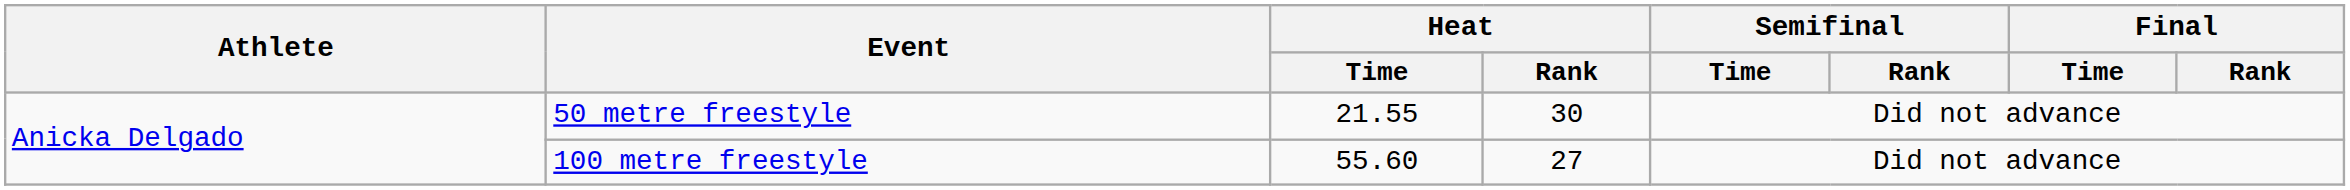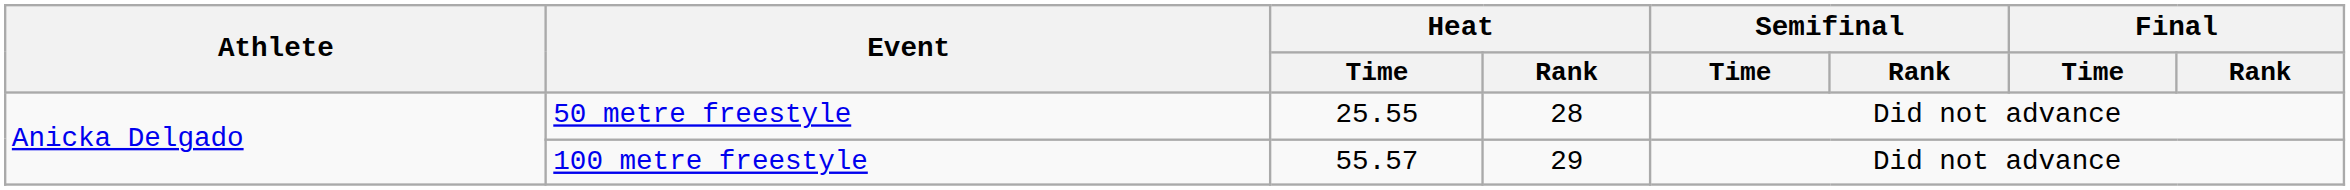(1377, 116) 21.55 -> (1377, 116) 25.55
(1567, 116) 30 -> (1567, 116) 28
(1377, 162) 55.60 -> (1377, 162) 55.57
(1567, 162) 27 -> (1567, 162) 29
